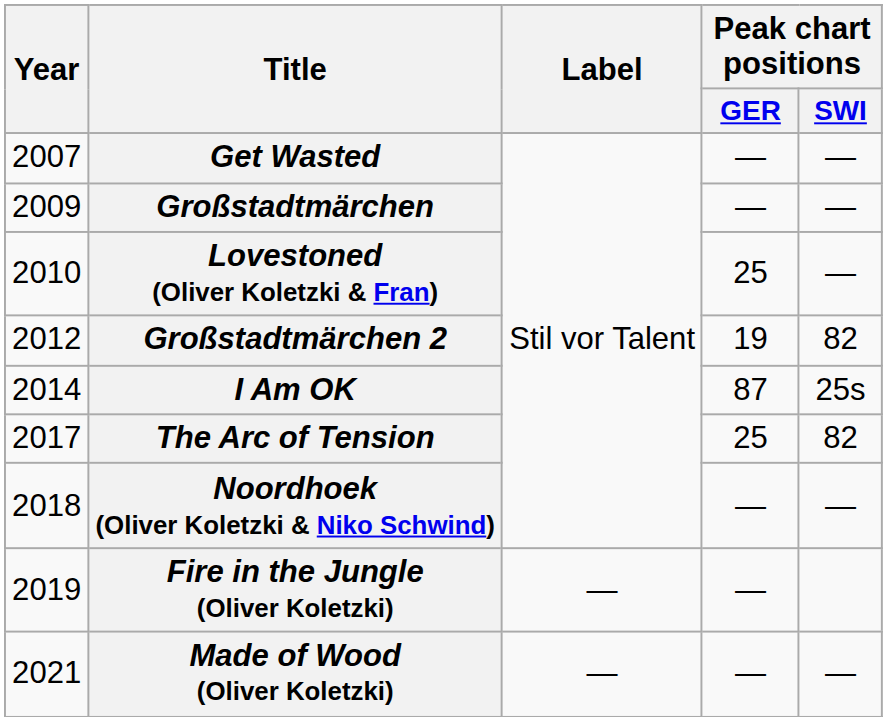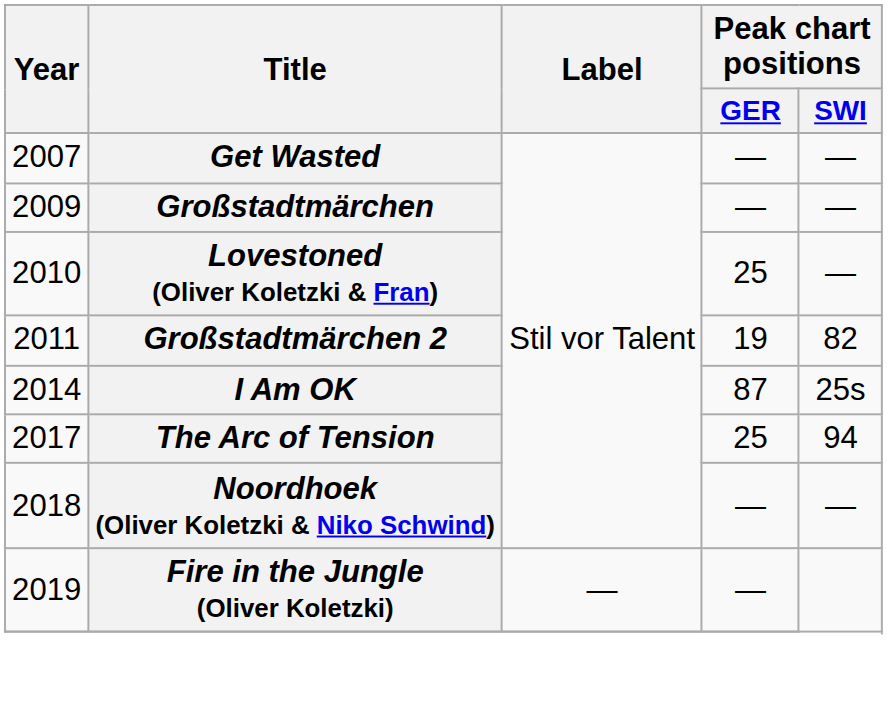(47, 339) 2012 -> (47, 339) 2011
(840, 438) 82 -> (840, 438) 94
- row: (295, 673)
